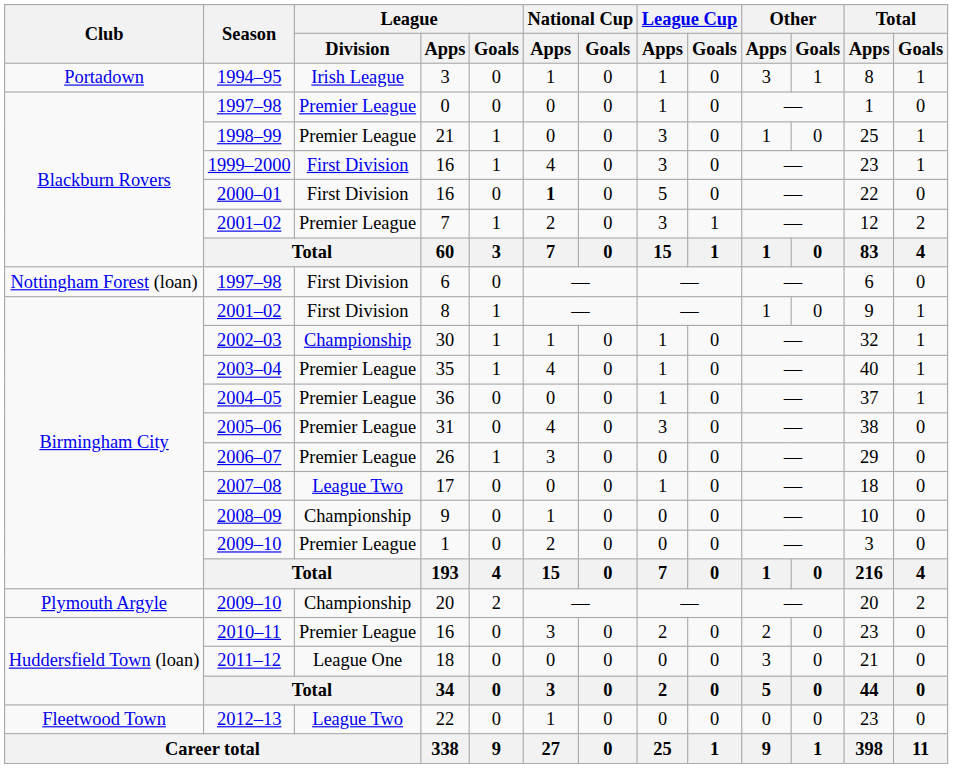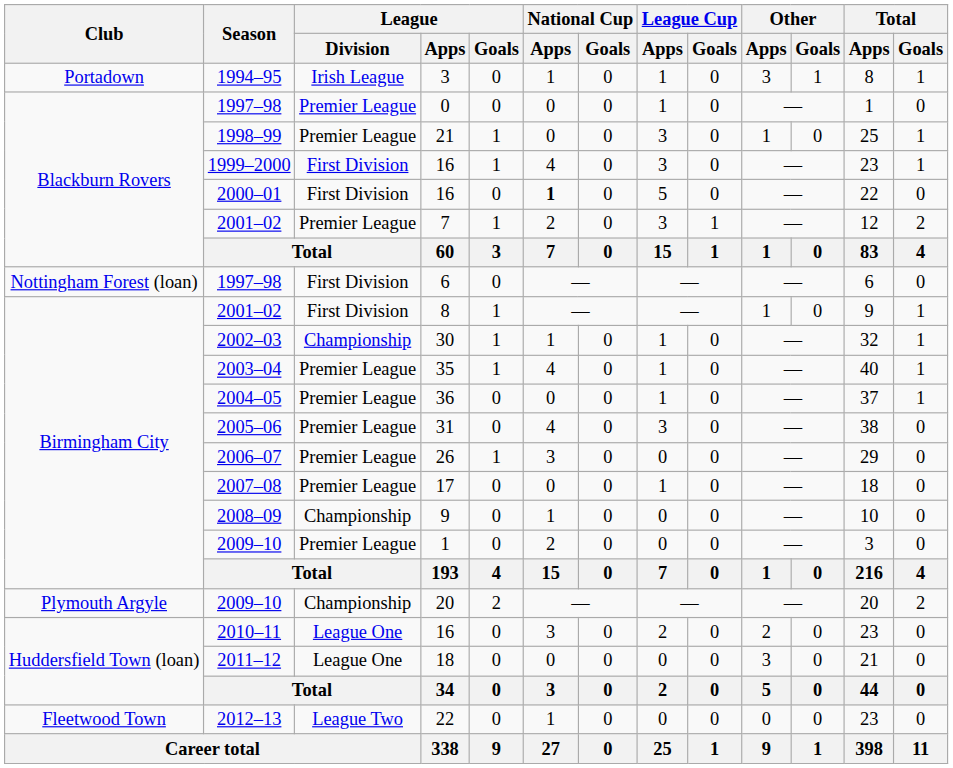(358, 485) League Two -> (358, 485) Premier League
(358, 631) Premier League -> (358, 631) League One
